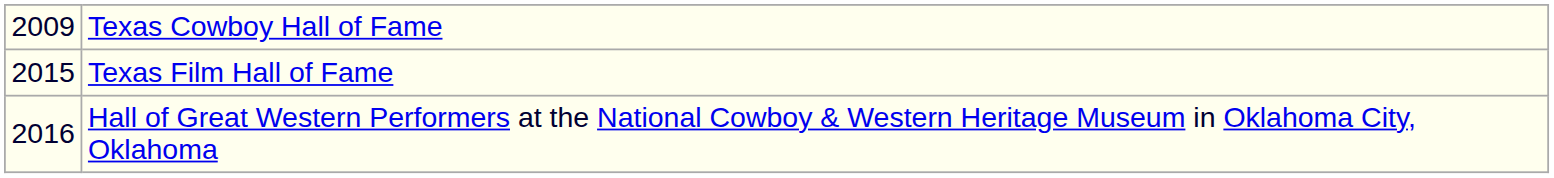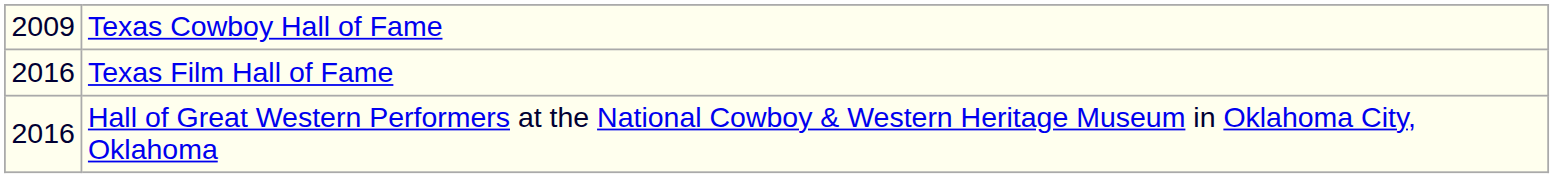(43, 72) 2015 -> (43, 72) 2016
